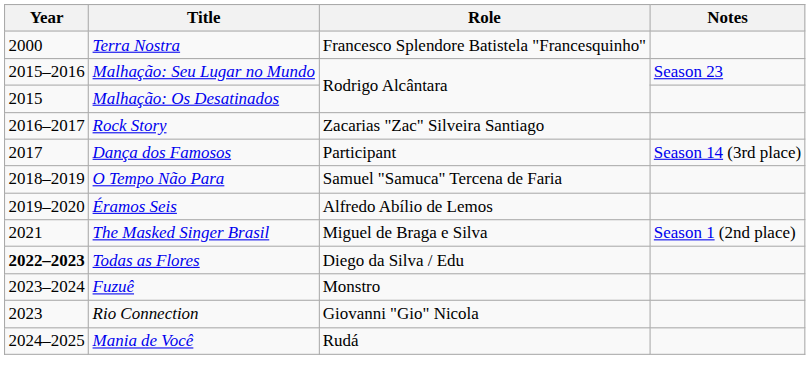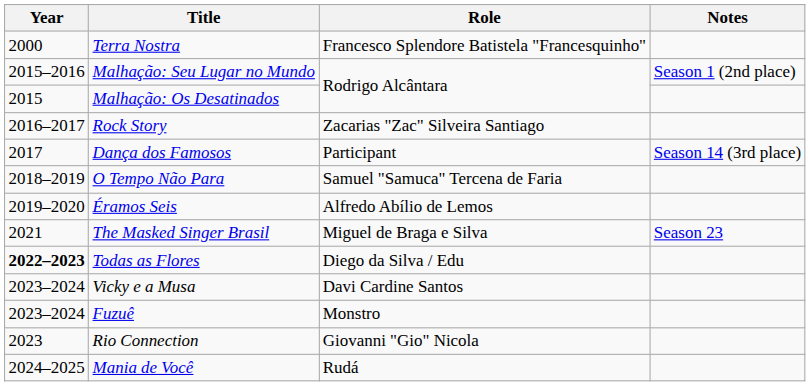(688, 71) Season 23 -> (725, 71) Season 1 (2nd place)
(725, 233) Season 1 (2nd place) -> (688, 233) Season 23
+ row: (144, 286)
